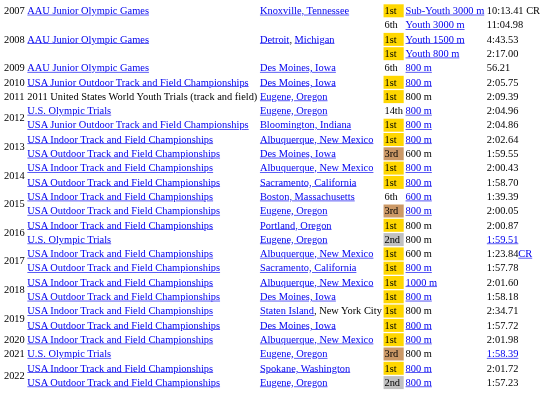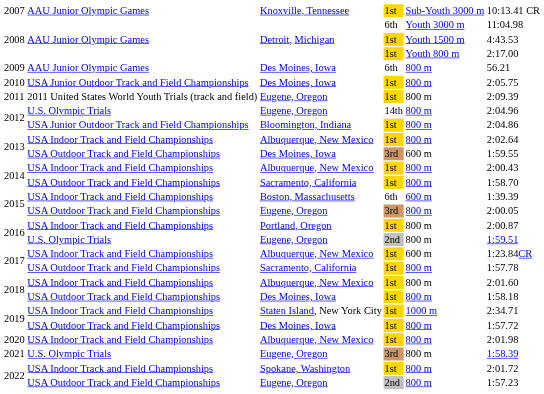(421, 282) 1000 m -> (419, 282) 800 m
(419, 311) 800 m -> (421, 311) 1000 m
